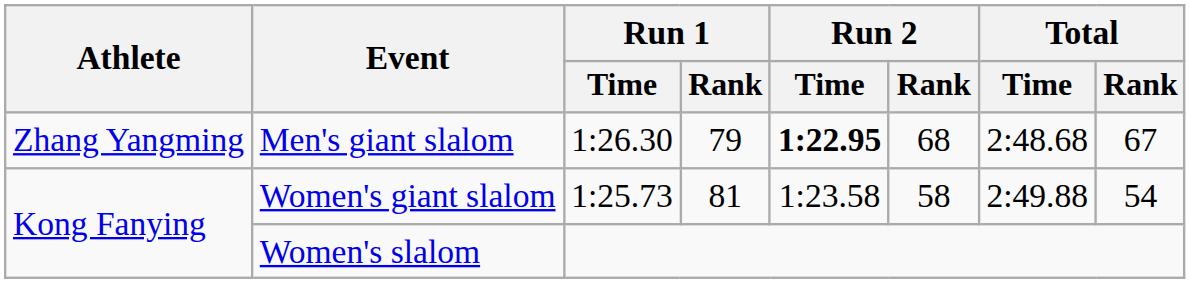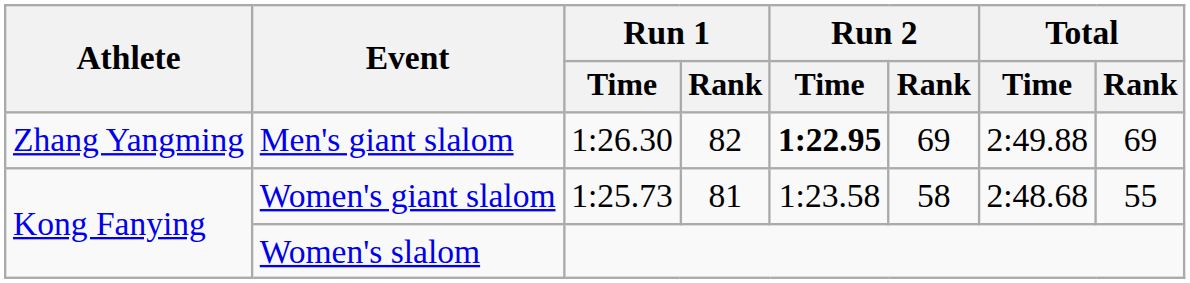(725, 140) 79 -> (725, 140) 82
(934, 140) 68 -> (934, 140) 69
(1037, 140) 2:48.68 -> (1037, 140) 2:49.88
(1140, 140) 67 -> (1140, 140) 69
(1037, 195) 2:49.88 -> (1037, 195) 2:48.68
(1140, 195) 54 -> (1140, 195) 55
